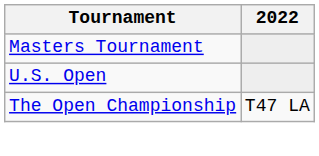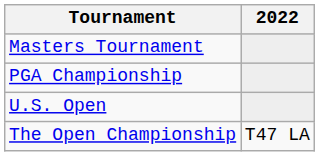+ row: (96, 78)
